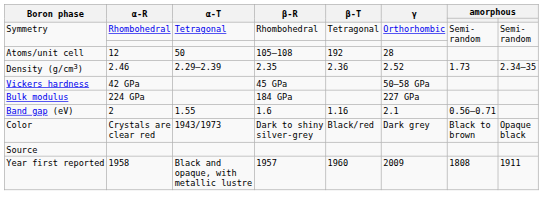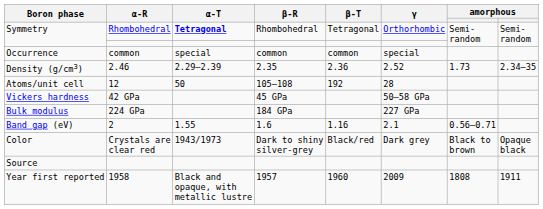(201, 29) normal -> (201, 29) bold
+ row: (32, 53)
rows swapped: (45, 53) <-> (45, 68)
